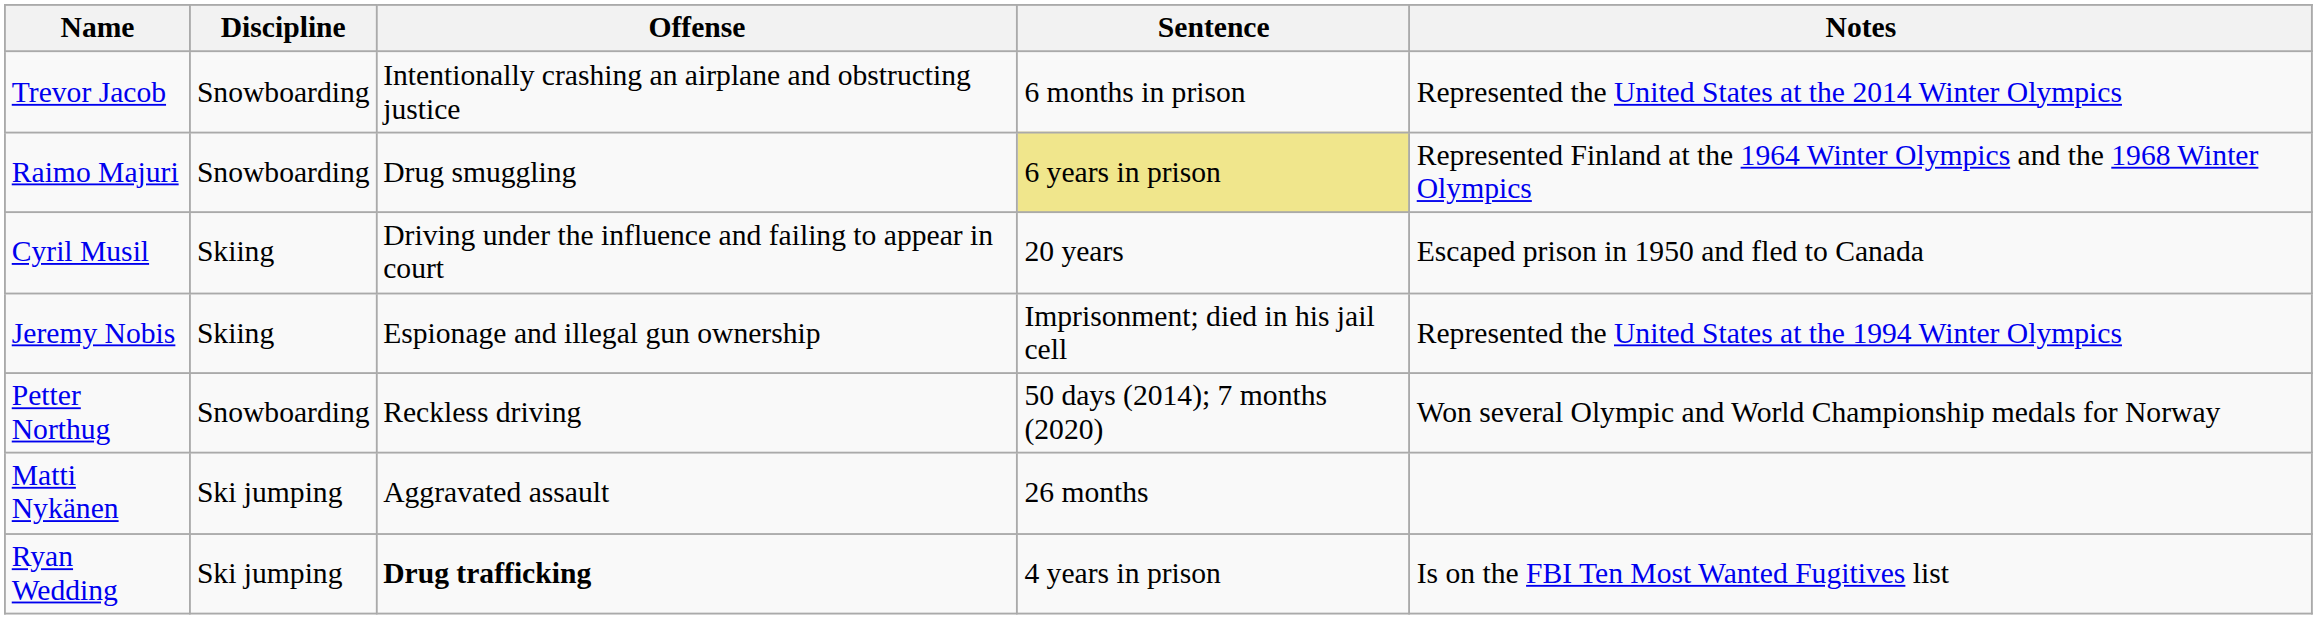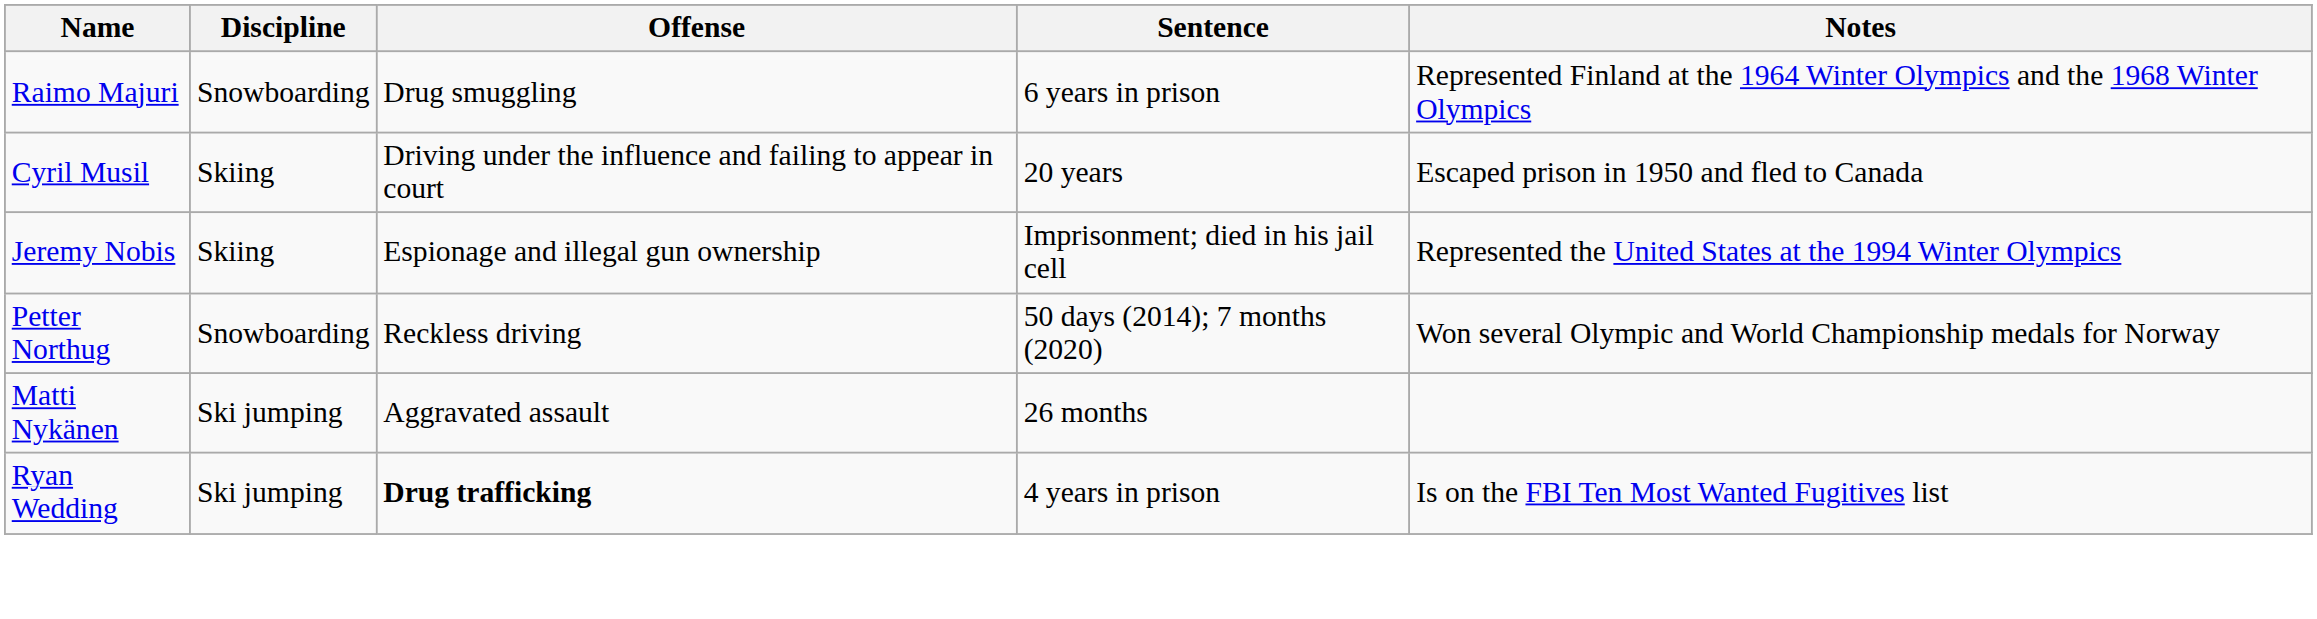- row: (89, 91)
(1123, 171) khaki background -> (1122, 91) no background
